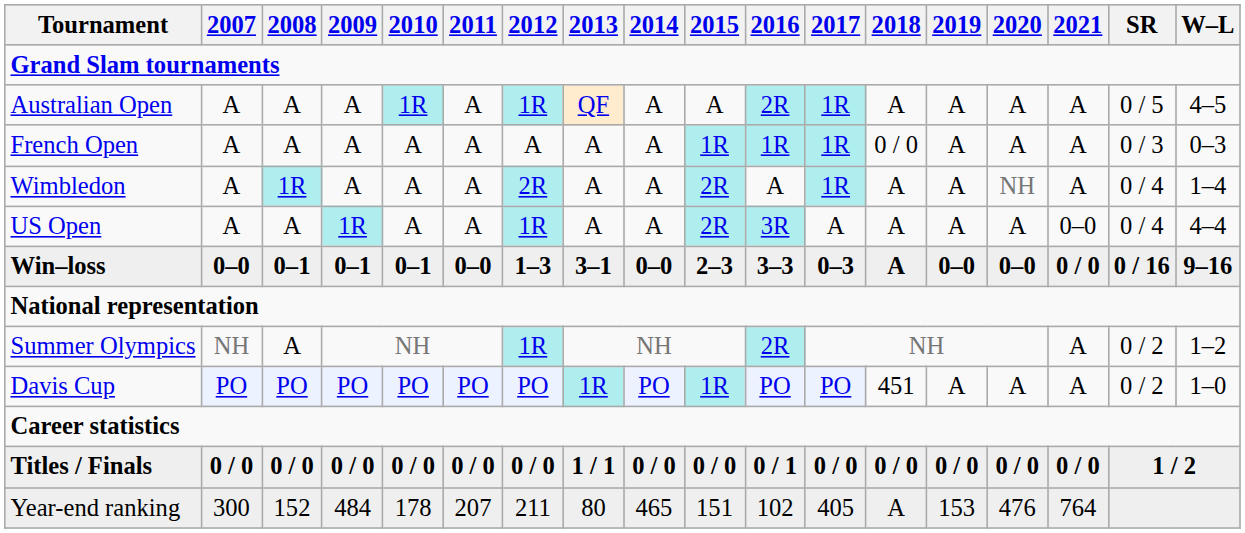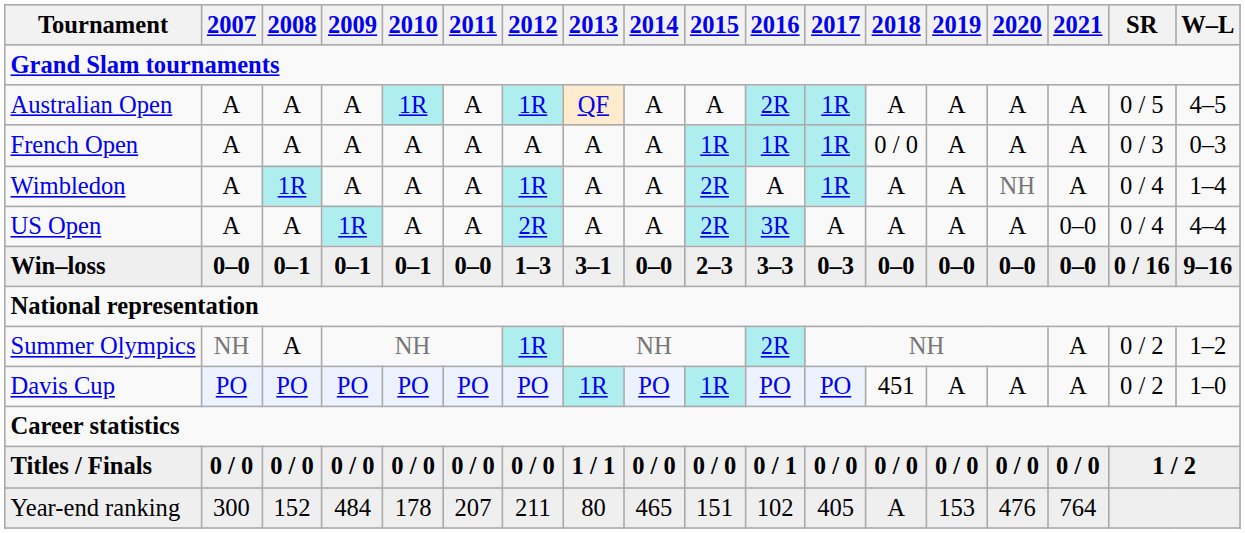(533, 185) 2R -> (533, 185) 1R
(533, 225) 1R -> (533, 225) 2R
(896, 266) A -> (896, 266) 0–0
(1078, 266) 0 / 0 -> (1078, 266) 0–0
